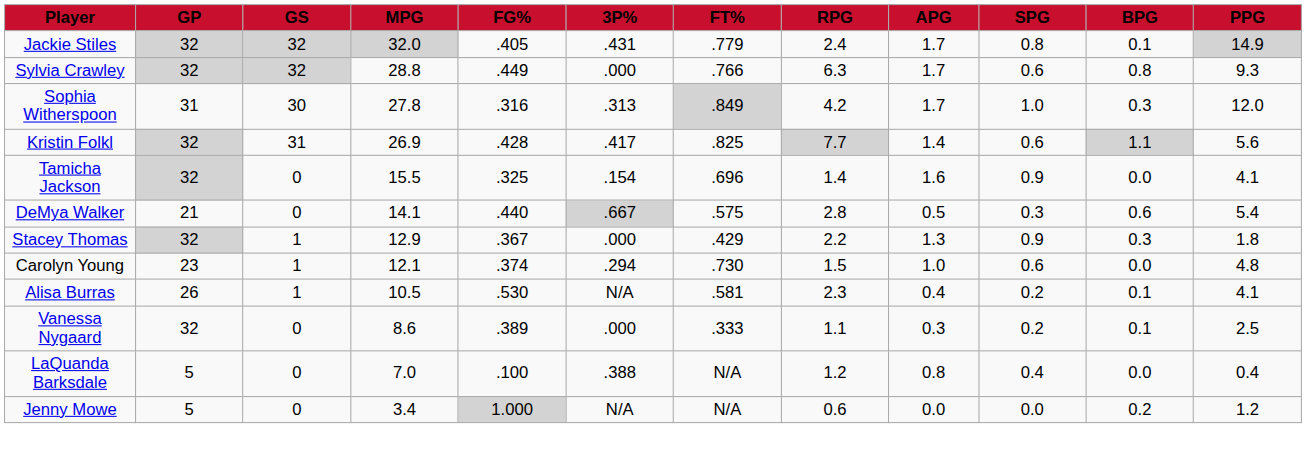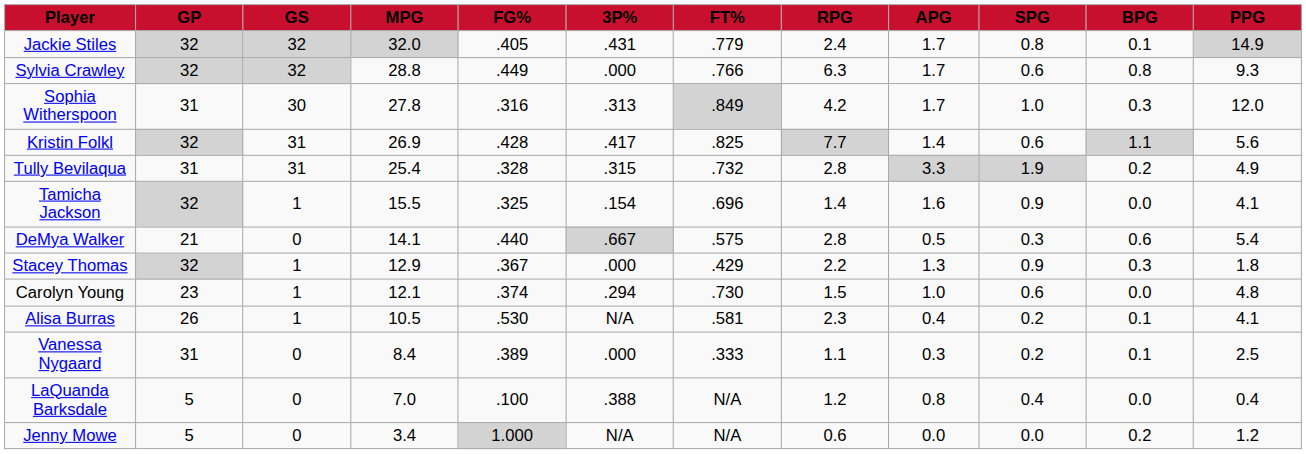+ row: (70, 168)
(297, 177) 0 -> (297, 204) 1
(189, 328) 32 -> (189, 354) 31
(404, 328) 8.6 -> (404, 354) 8.4
